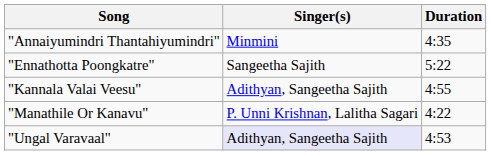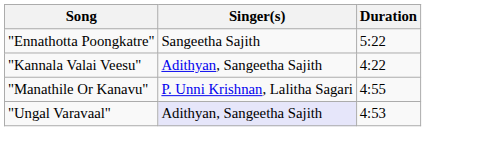- row: (114, 41)
(438, 89) 4:55 -> (373, 65) 4:22
(438, 114) 4:22 -> (373, 89) 4:55
